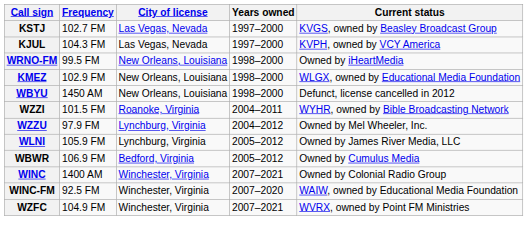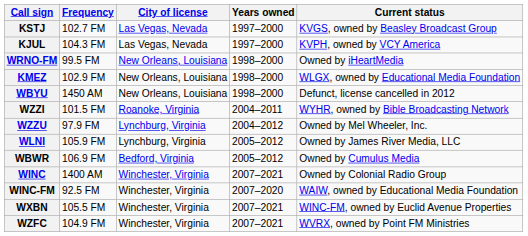+ row: (32, 207)
